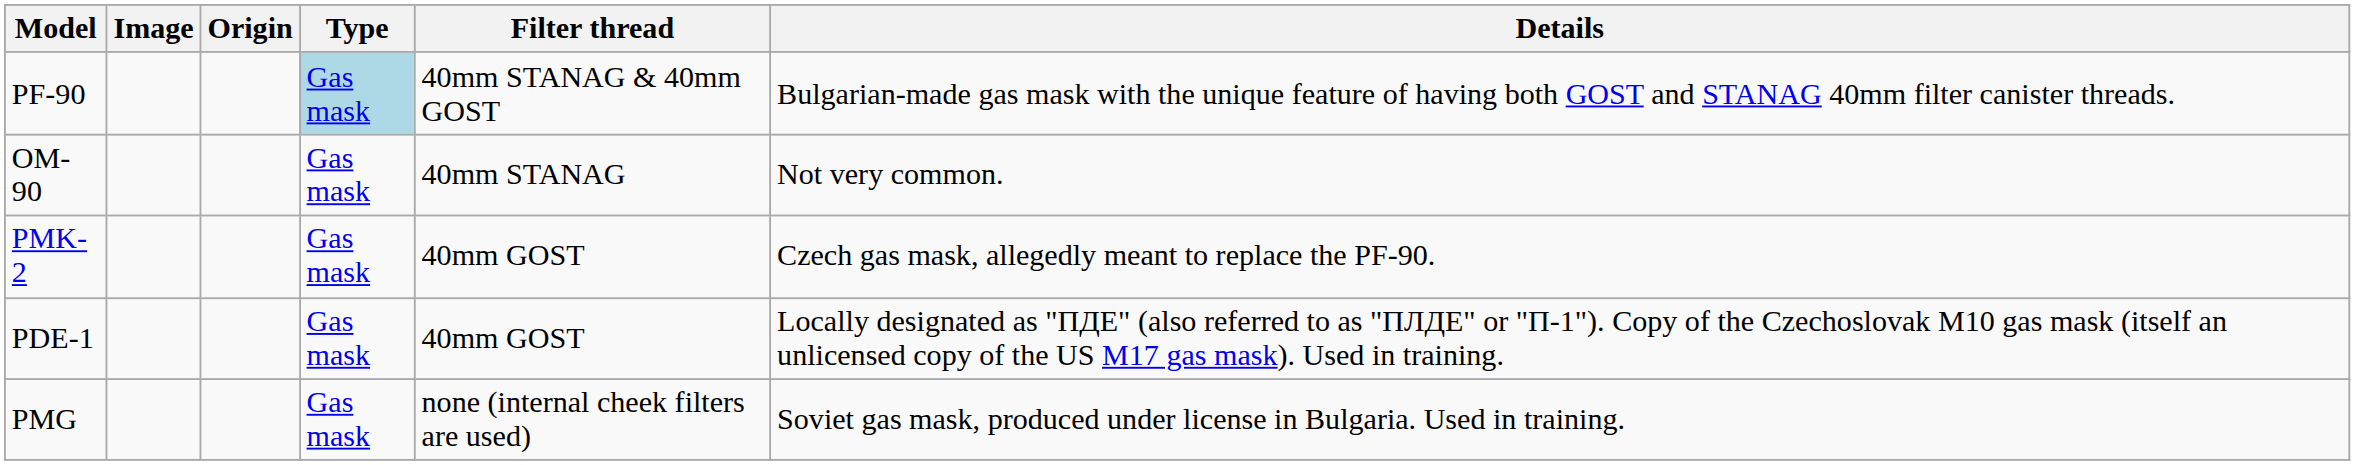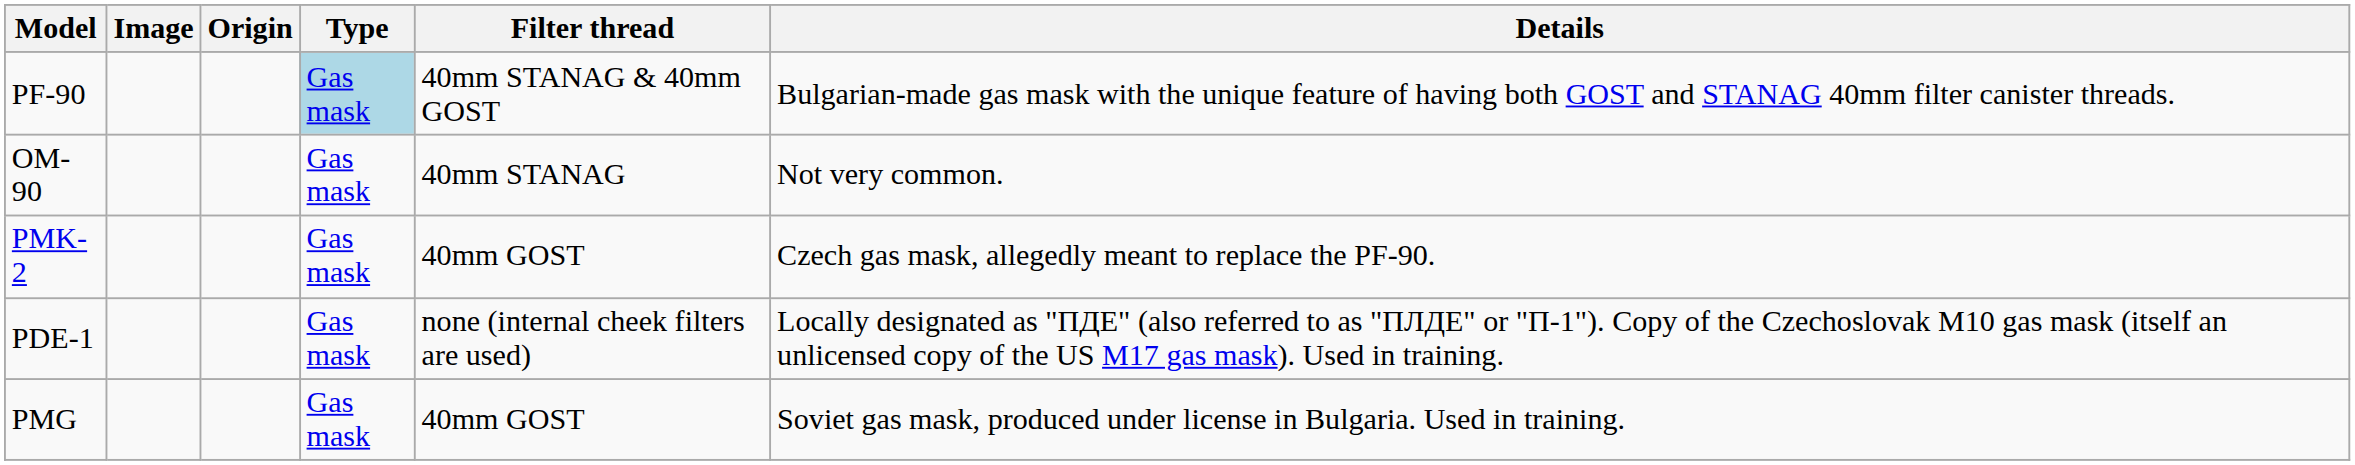(503, 337) 40mm GOST -> (583, 337) none (internal cheek filters are used)
(583, 419) none (internal cheek filters are used) -> (503, 419) 40mm GOST
